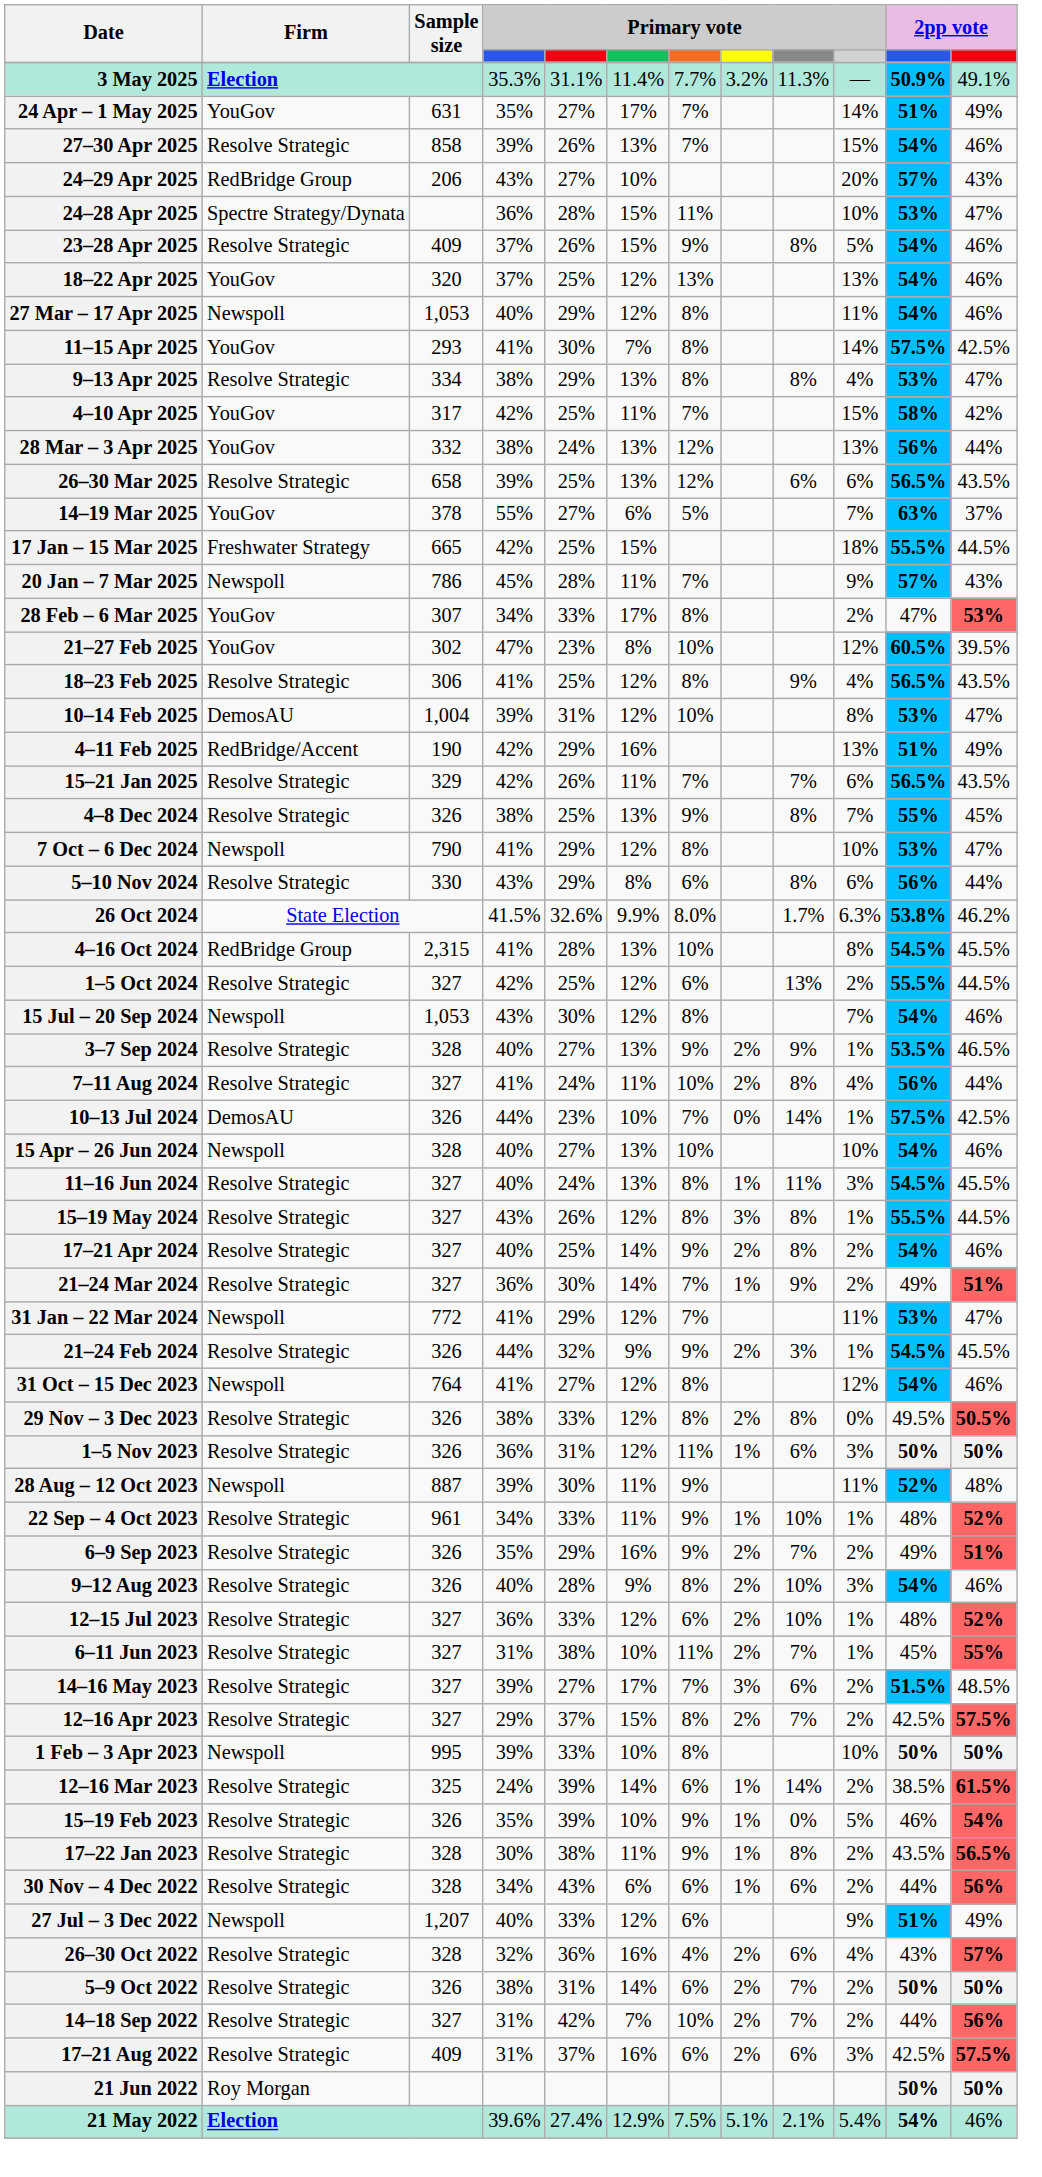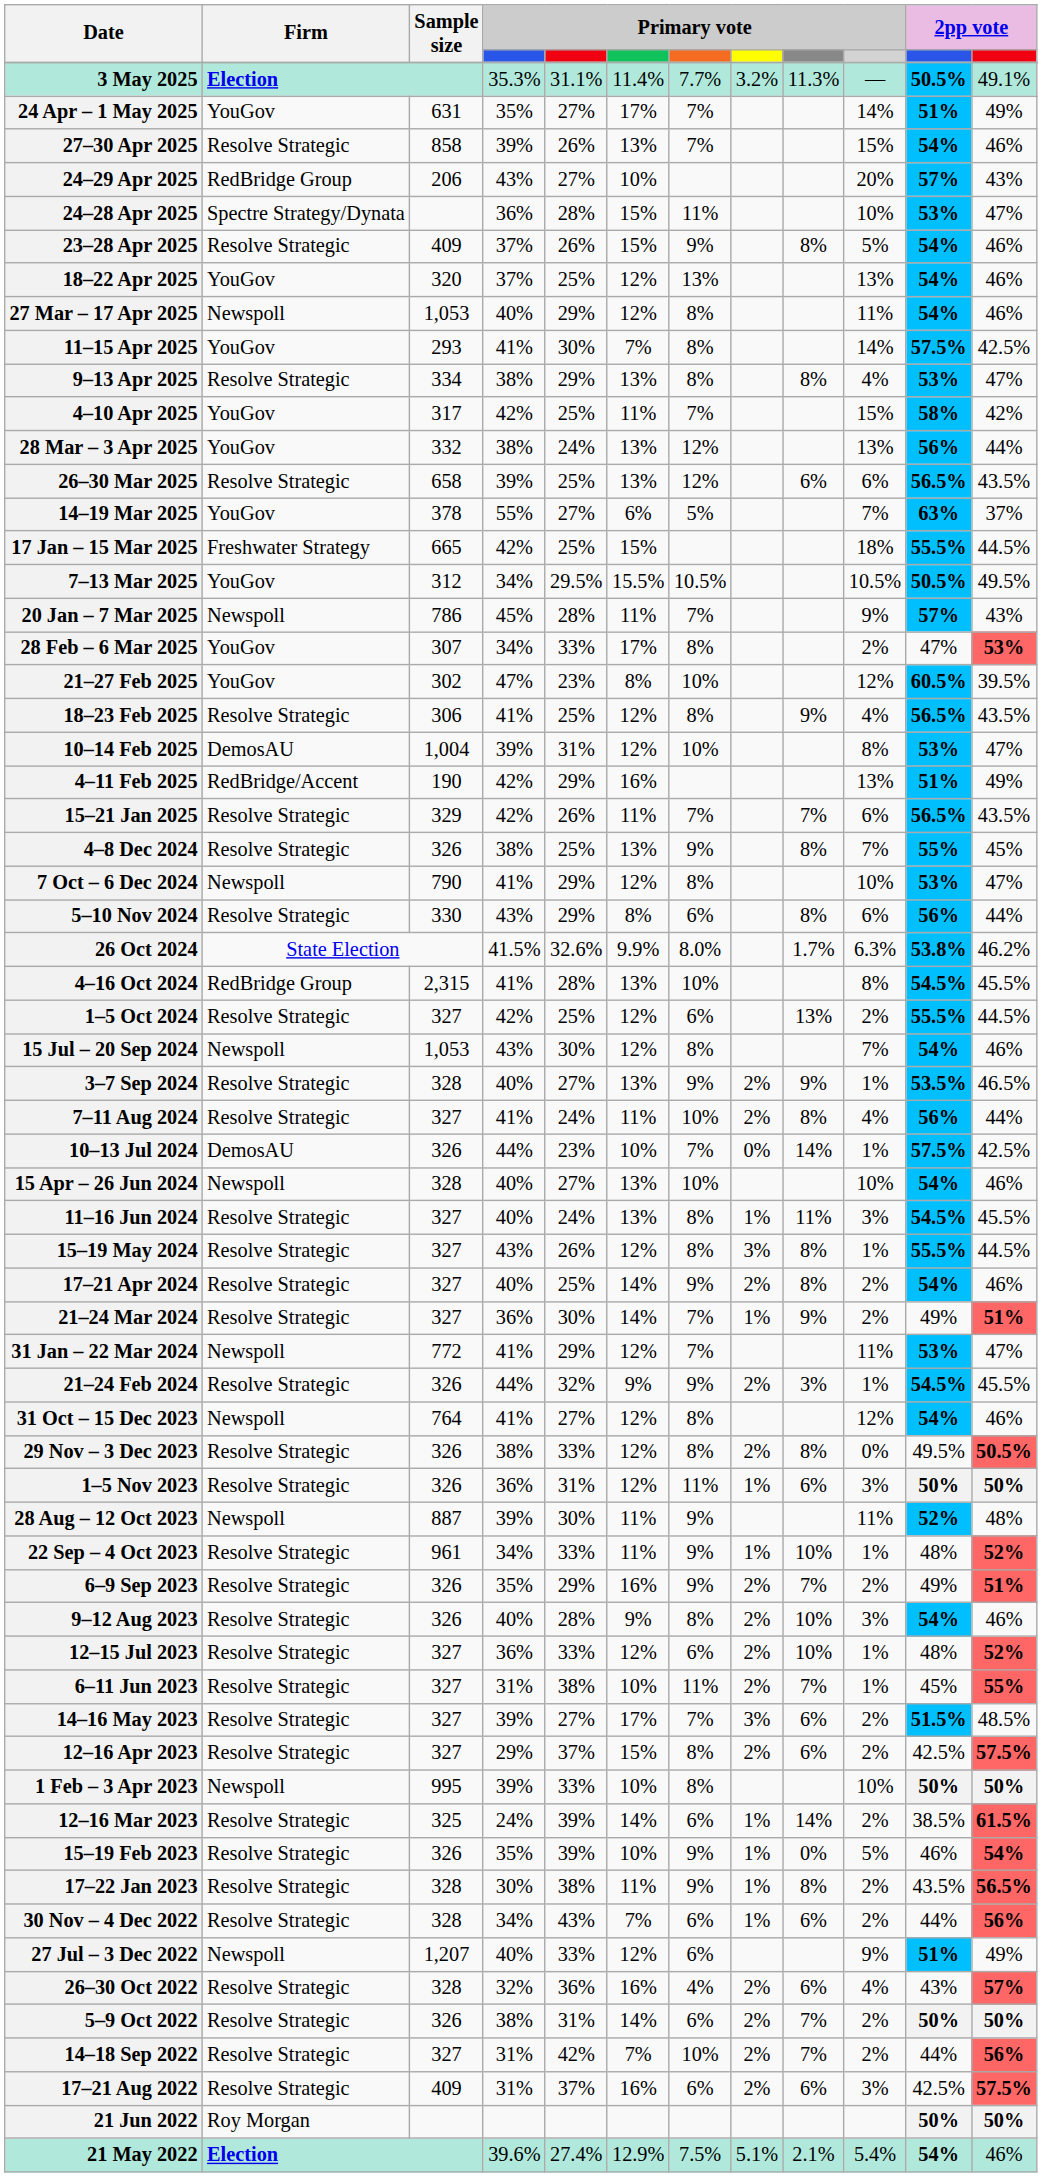(918, 79) 50.9% -> (939, 79) 50.5%
+ row: (133, 581)
(803, 1719) 7% -> (813, 1753) 6%
(638, 1887) 6% -> (638, 1920) 7%
